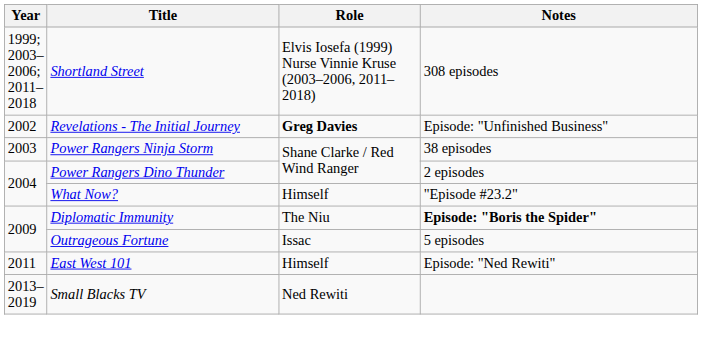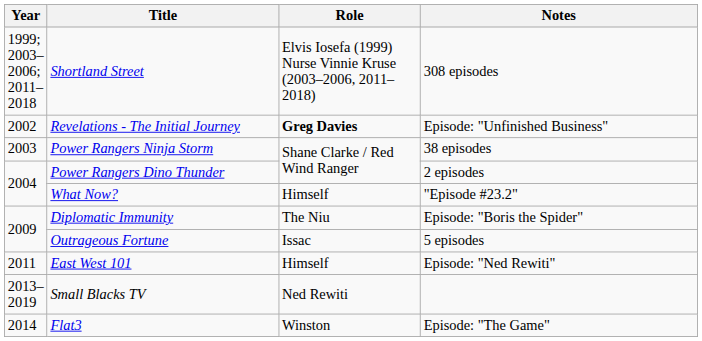(510, 217) bold -> (503, 217) normal
+ row: (66, 325)
